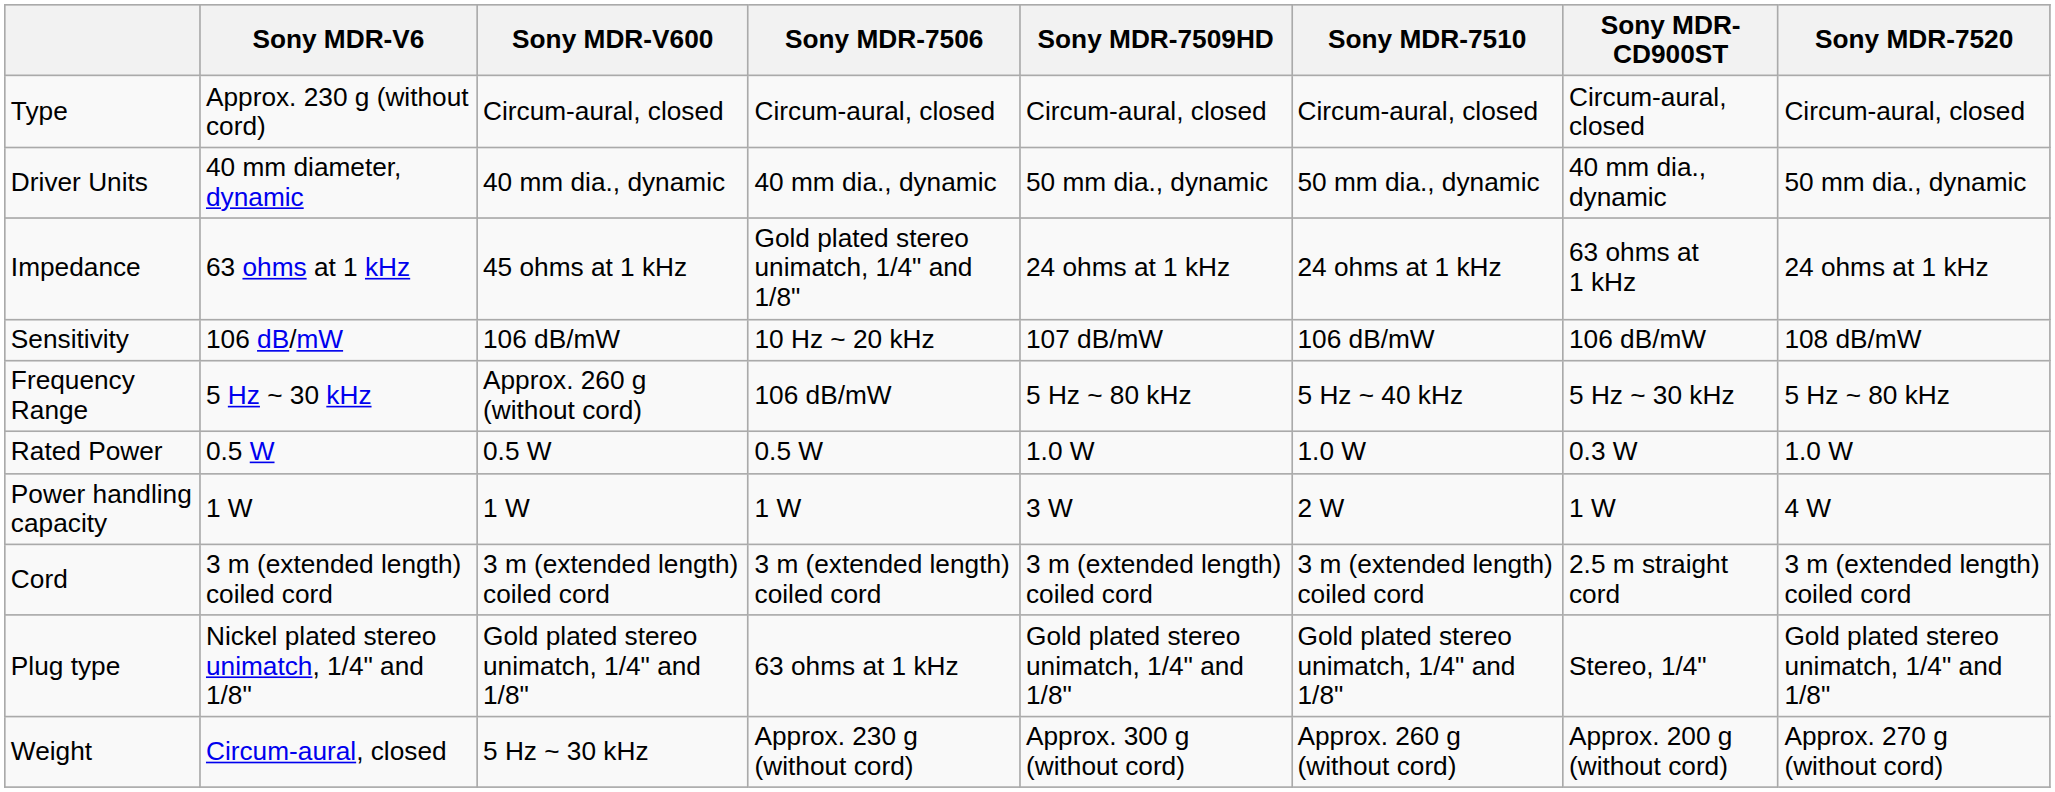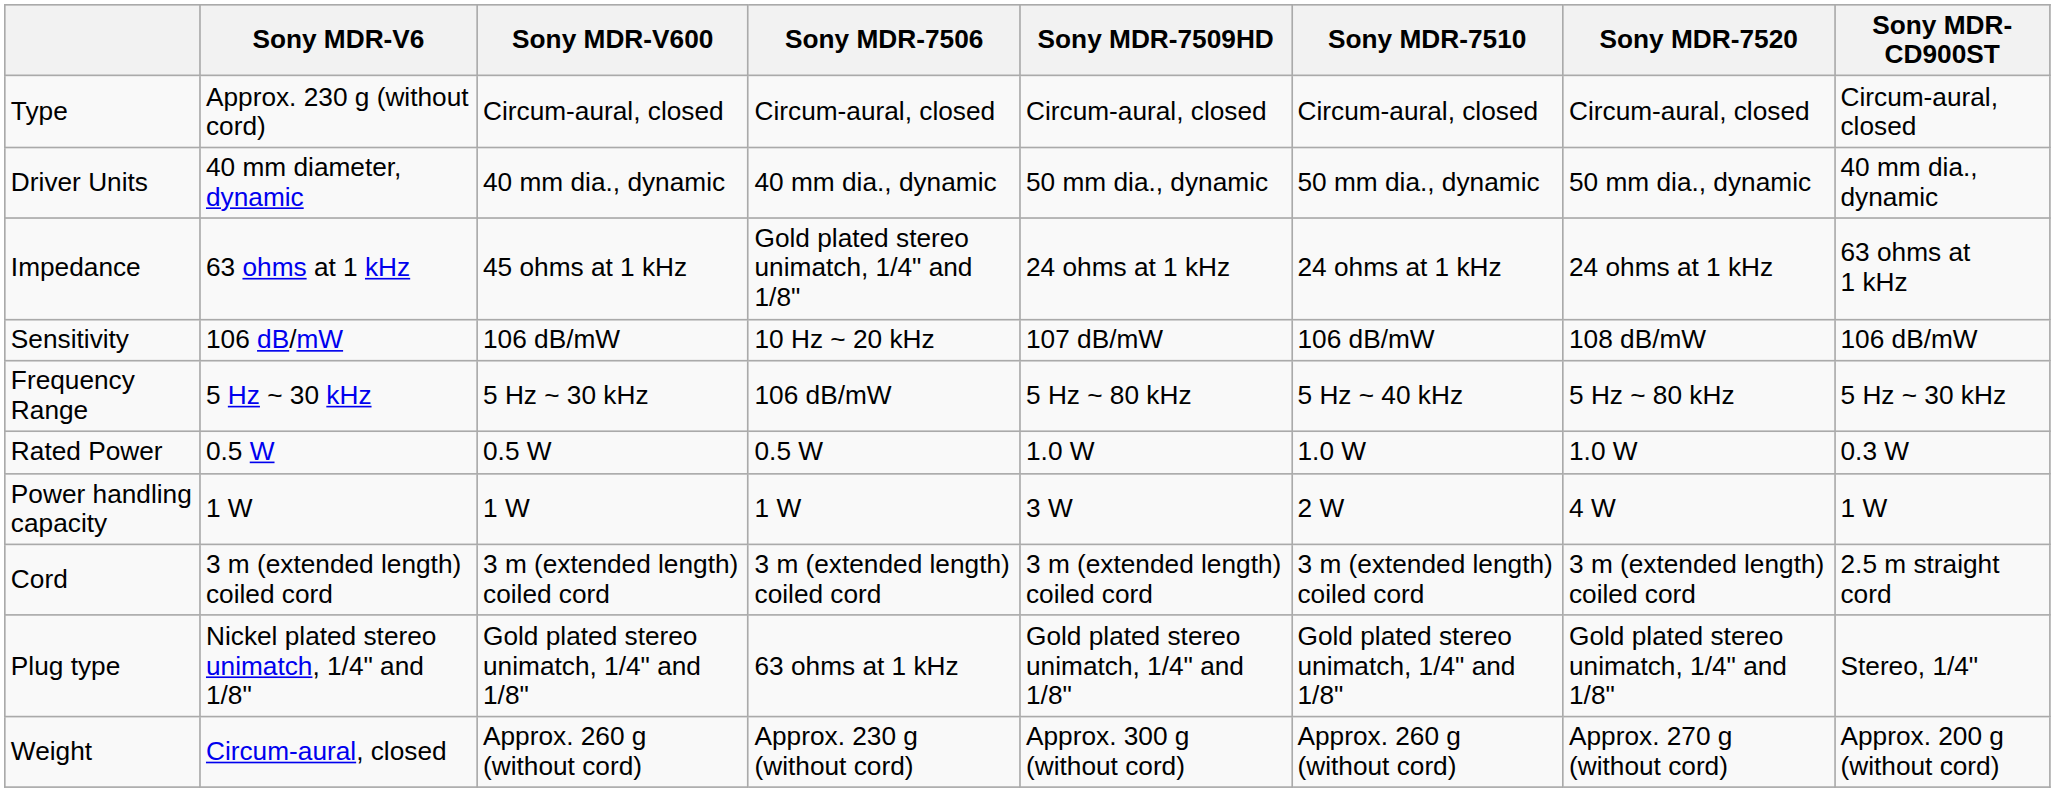columns swapped: (1914, 40) <-> (1671, 40)
(565, 395) Approx. 260 g (without cord) -> (566, 395) 5 Hz ~ 30 kHz
(566, 751) 5 Hz ~ 30 kHz -> (565, 751) Approx. 260 g (without cord)
